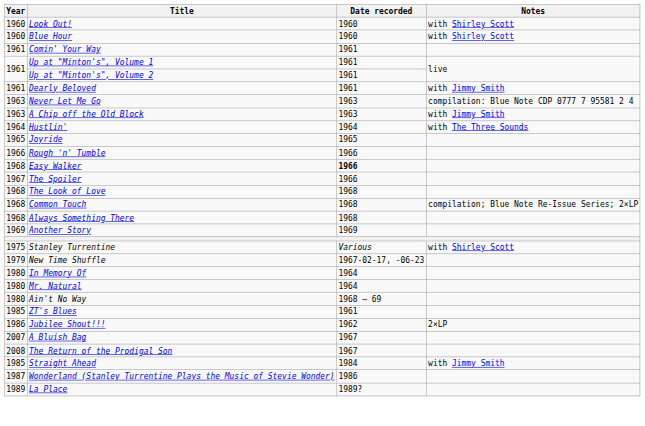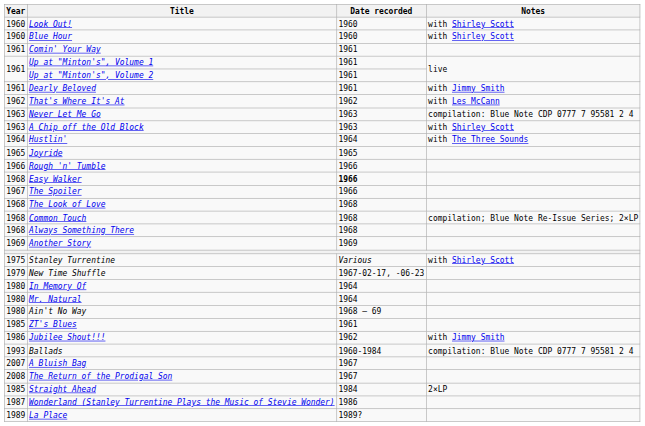+ row: (77, 101)
(466, 114) with Jimmy Smith -> (471, 127) with Shirley Scott
(438, 325) 2×LP -> (466, 338) with Jimmy Smith
+ row: (46, 351)
(466, 363) with Jimmy Smith -> (438, 389) 2×LP
